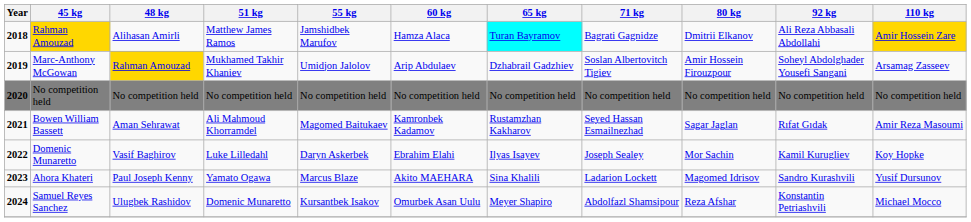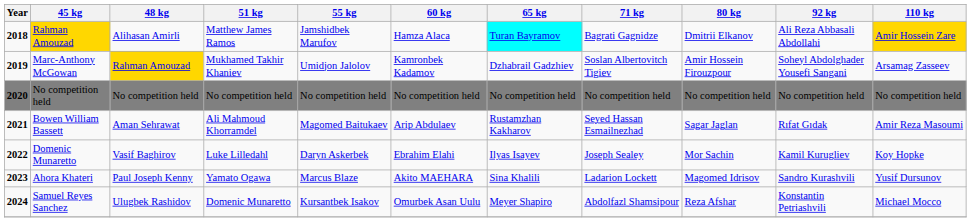(425, 65) Arip Abdulaev -> (418, 65) Kamronbek Kadamov
(418, 124) Kamronbek Kadamov -> (425, 124) Arip Abdulaev
